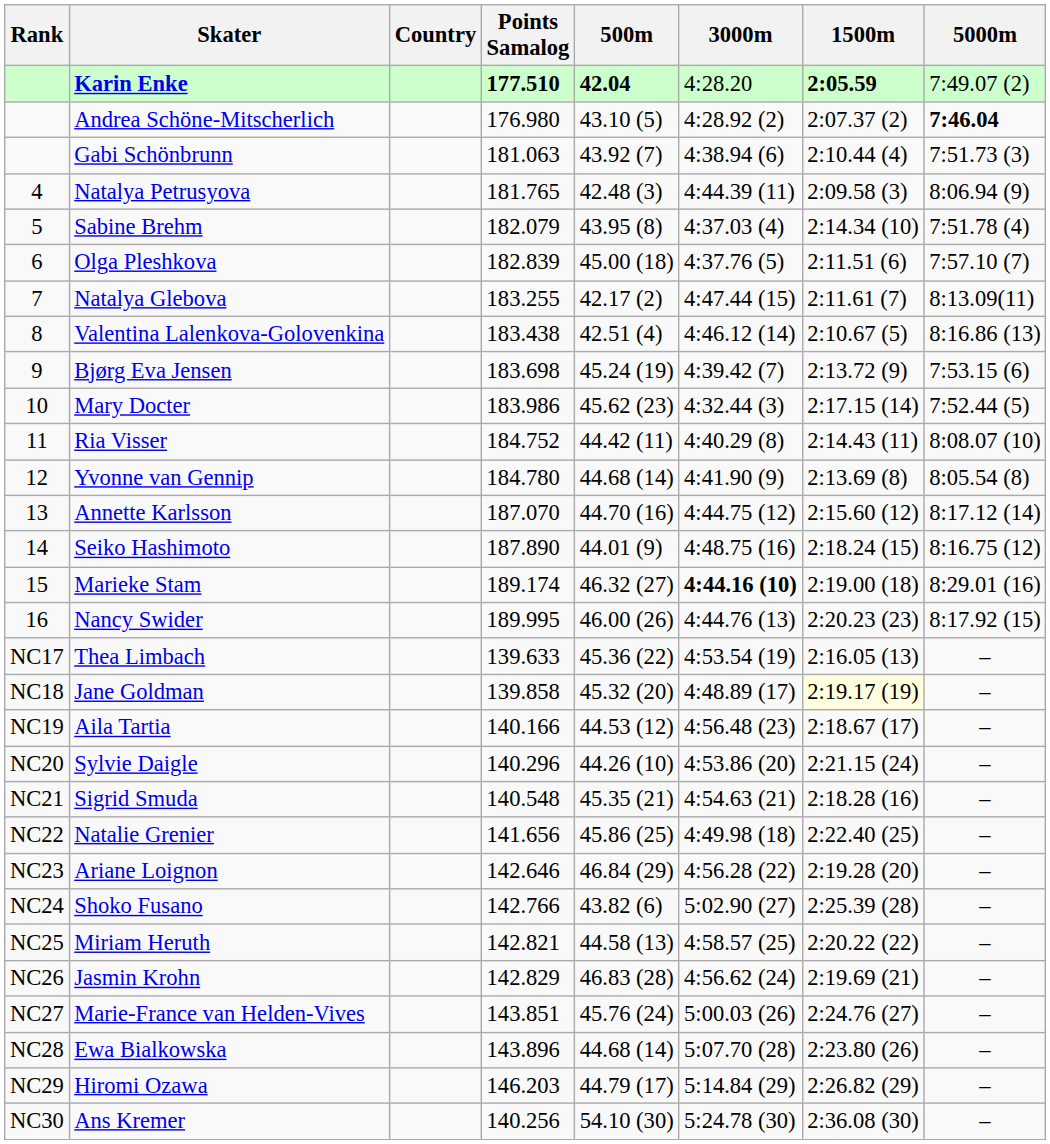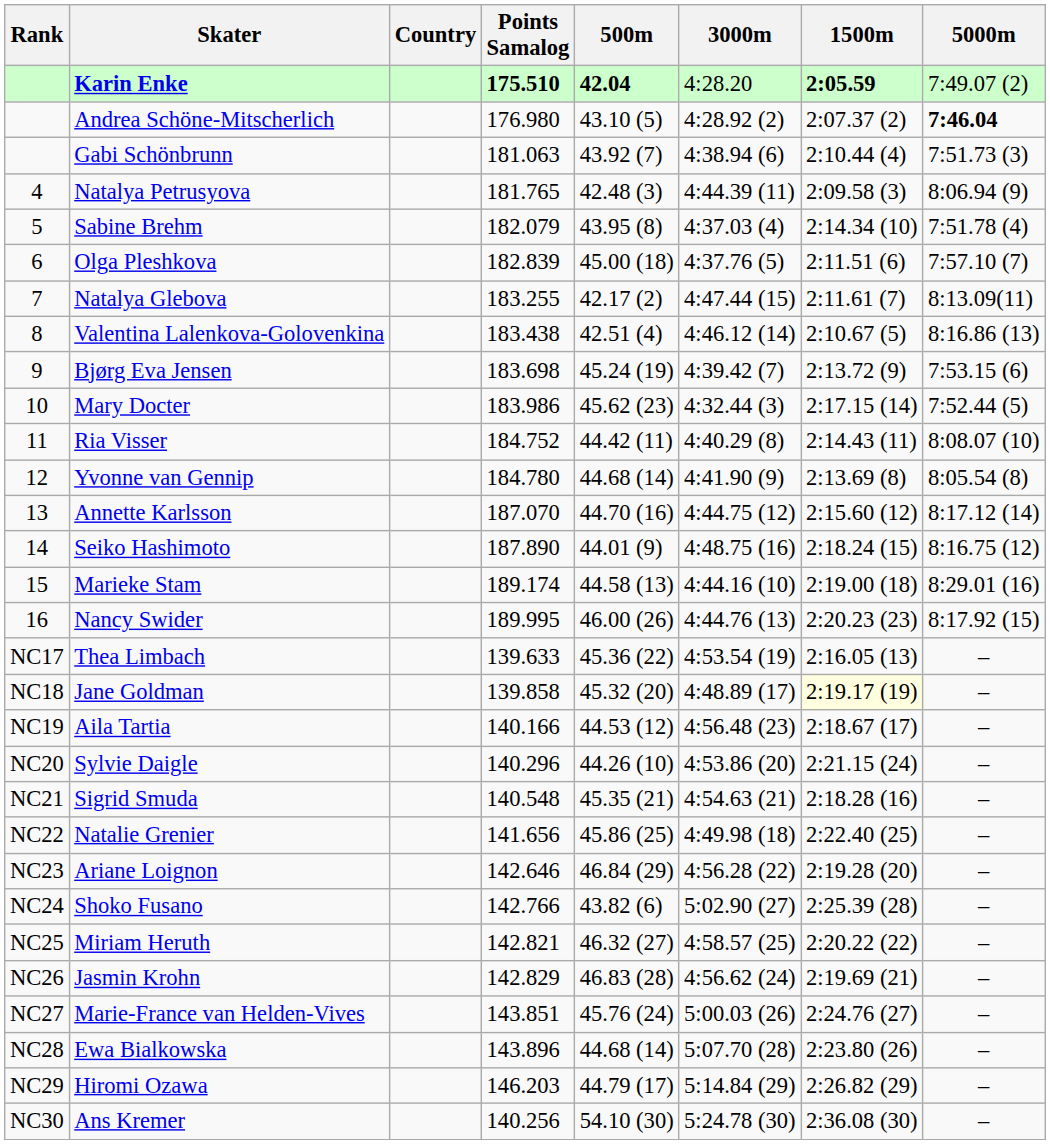(523, 83) 177.510 -> (523, 83) 175.510
(627, 584) 46.32 (27) -> (627, 584) 44.58 (13)
(740, 584) bold -> (740, 584) normal
(627, 942) 44.58 (13) -> (627, 942) 46.32 (27)
